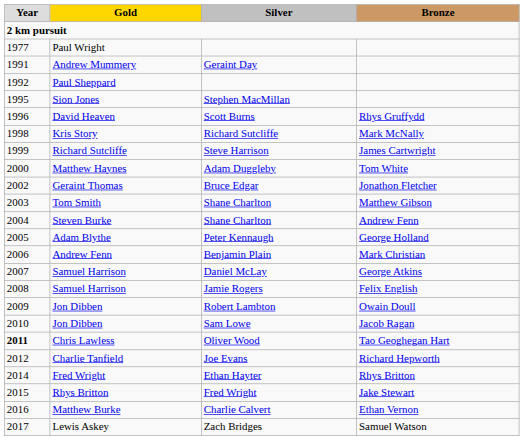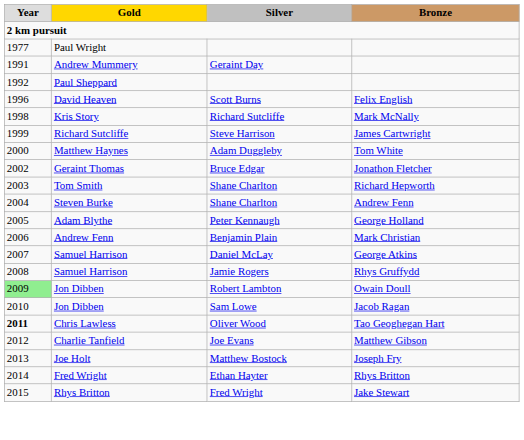- row: (76, 99)
(392, 116) Rhys Gruffydd -> (383, 99) Felix English
(395, 202) Matthew Gibson -> (394, 185) Richard Hepworth
(388, 289) Felix English -> (387, 271) Rhys Gruffydd
(18, 306) no background -> (18, 289) lightgreen background
(399, 358) Richard Hepworth -> (390, 340) Matthew Gibson
+ row: (72, 358)
- row: (86, 409)
- row: (81, 427)
